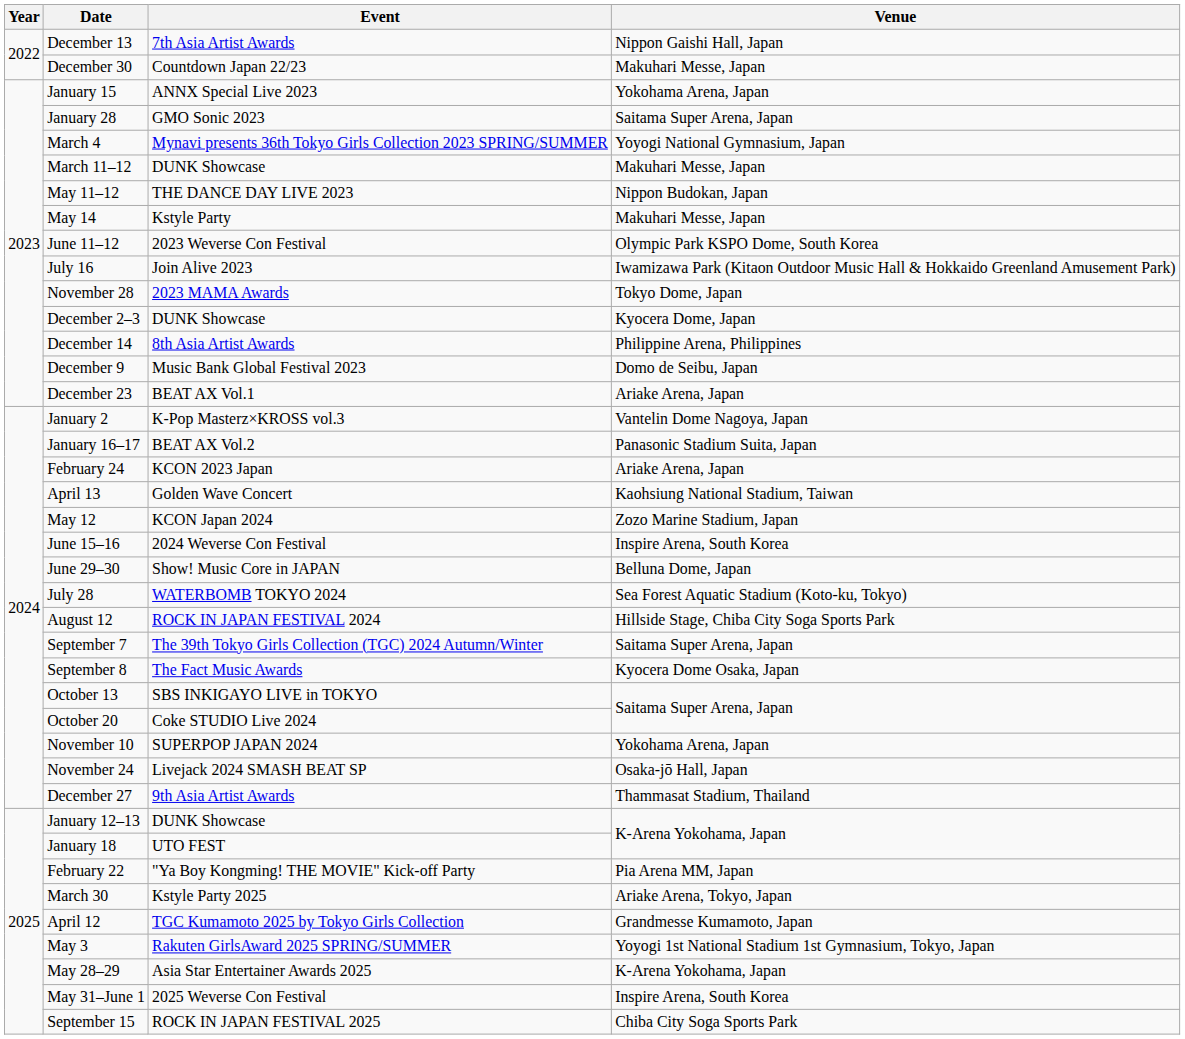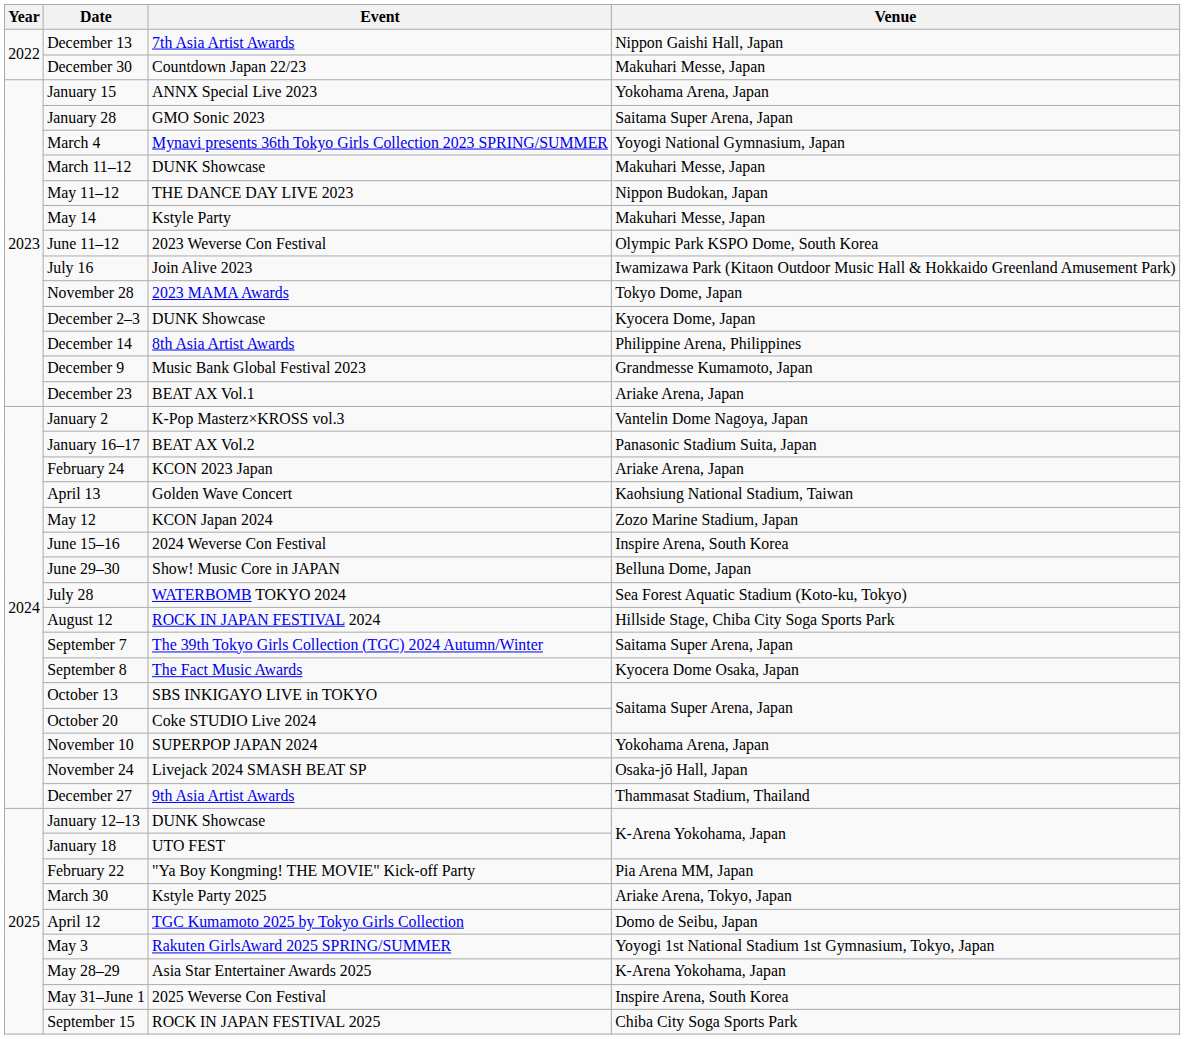(686, 368) Domo de Seibu, Japan -> (714, 368) Grandmesse Kumamoto, Japan
(714, 921) Grandmesse Kumamoto, Japan -> (686, 921) Domo de Seibu, Japan
